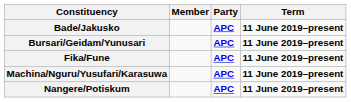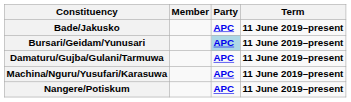(224, 43) no background -> (224, 43) lightblue background
+ row: (87, 58)
- row: (87, 58)
